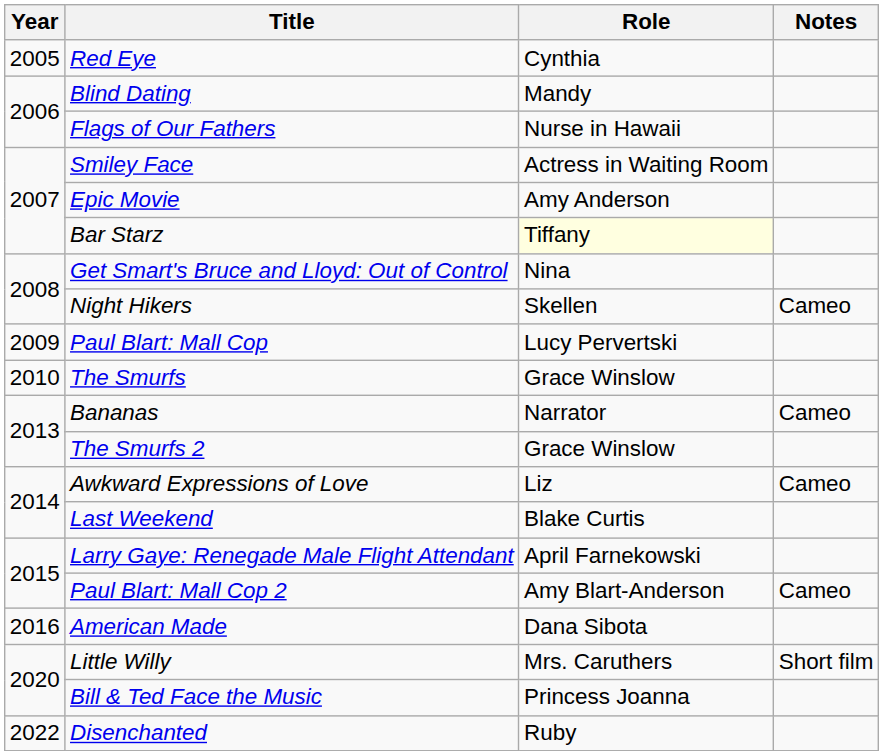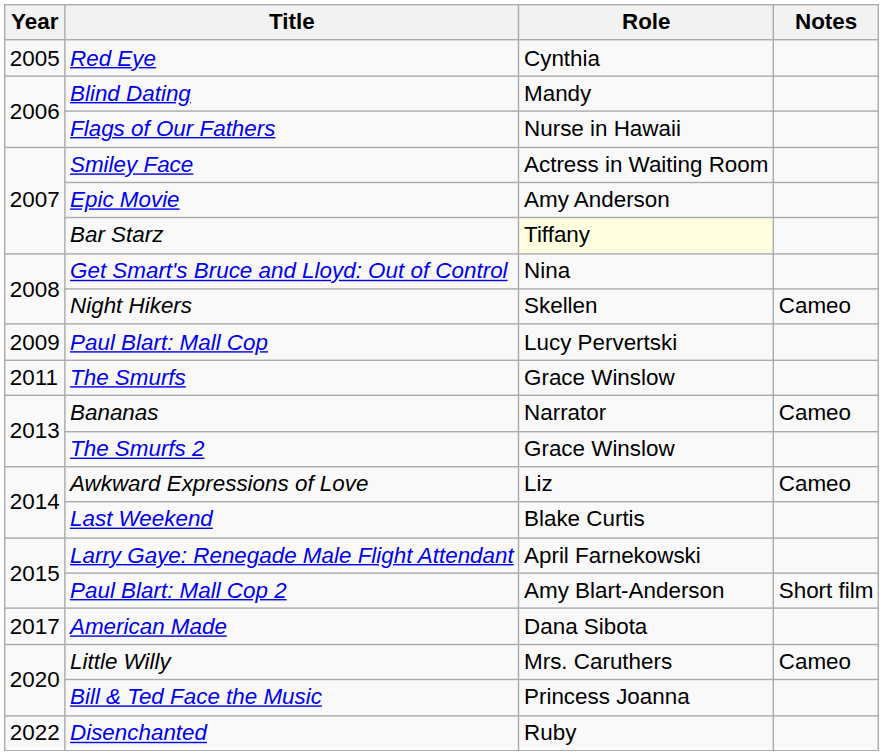(35, 377) 2010 -> (34, 377) 2011
(815, 590) Cameo -> (826, 590) Short film
(35, 626) 2016 -> (35, 626) 2017
(826, 661) Short film -> (815, 661) Cameo
